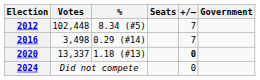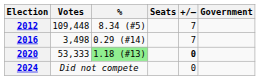(71, 26) 102,448 -> (71, 26) 109,448
(73, 54) 13,337 -> (73, 54) 53,333
(120, 54) no background -> (120, 54) lightgreen background
